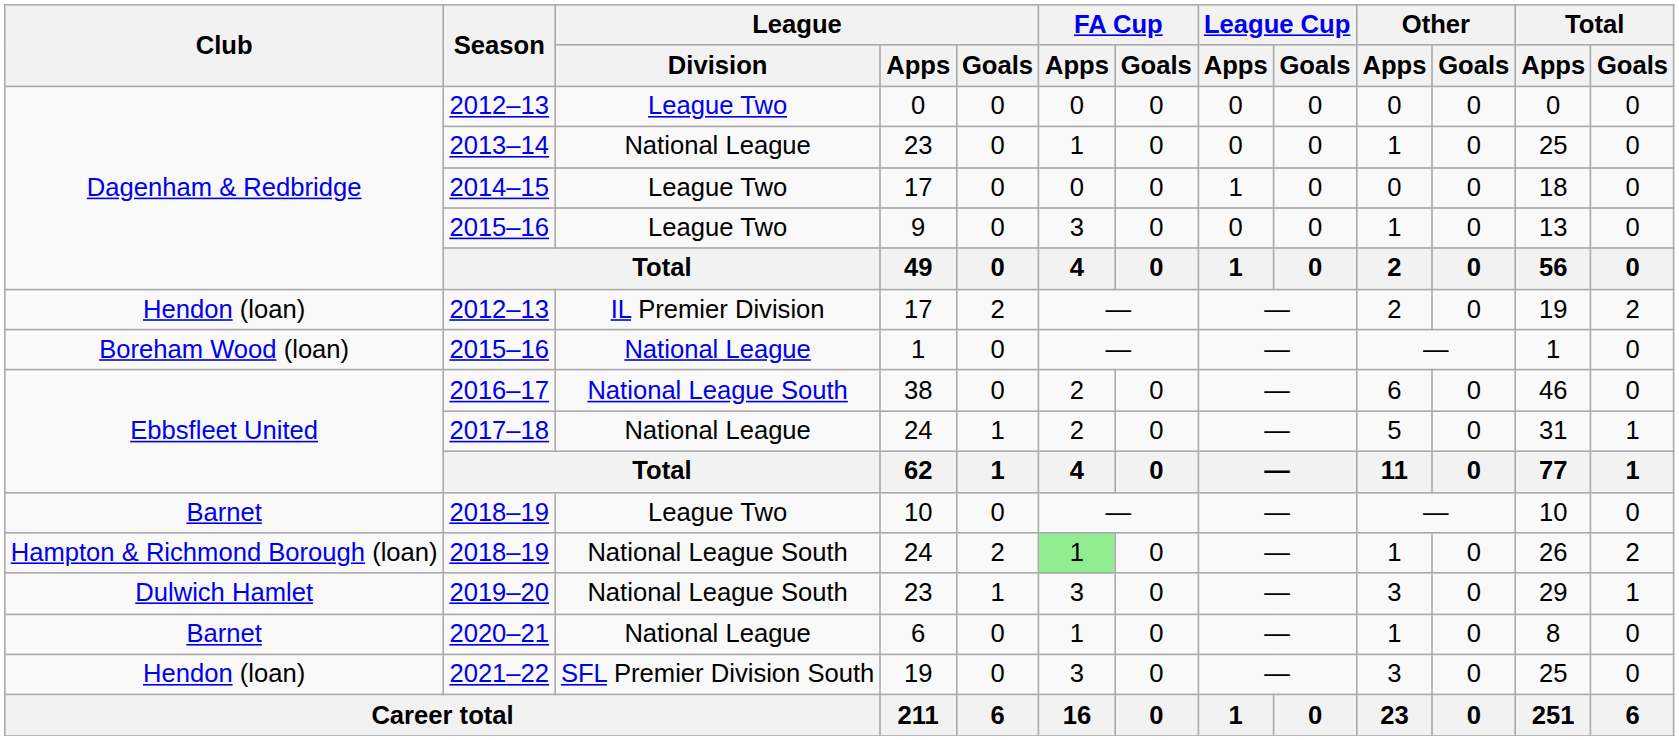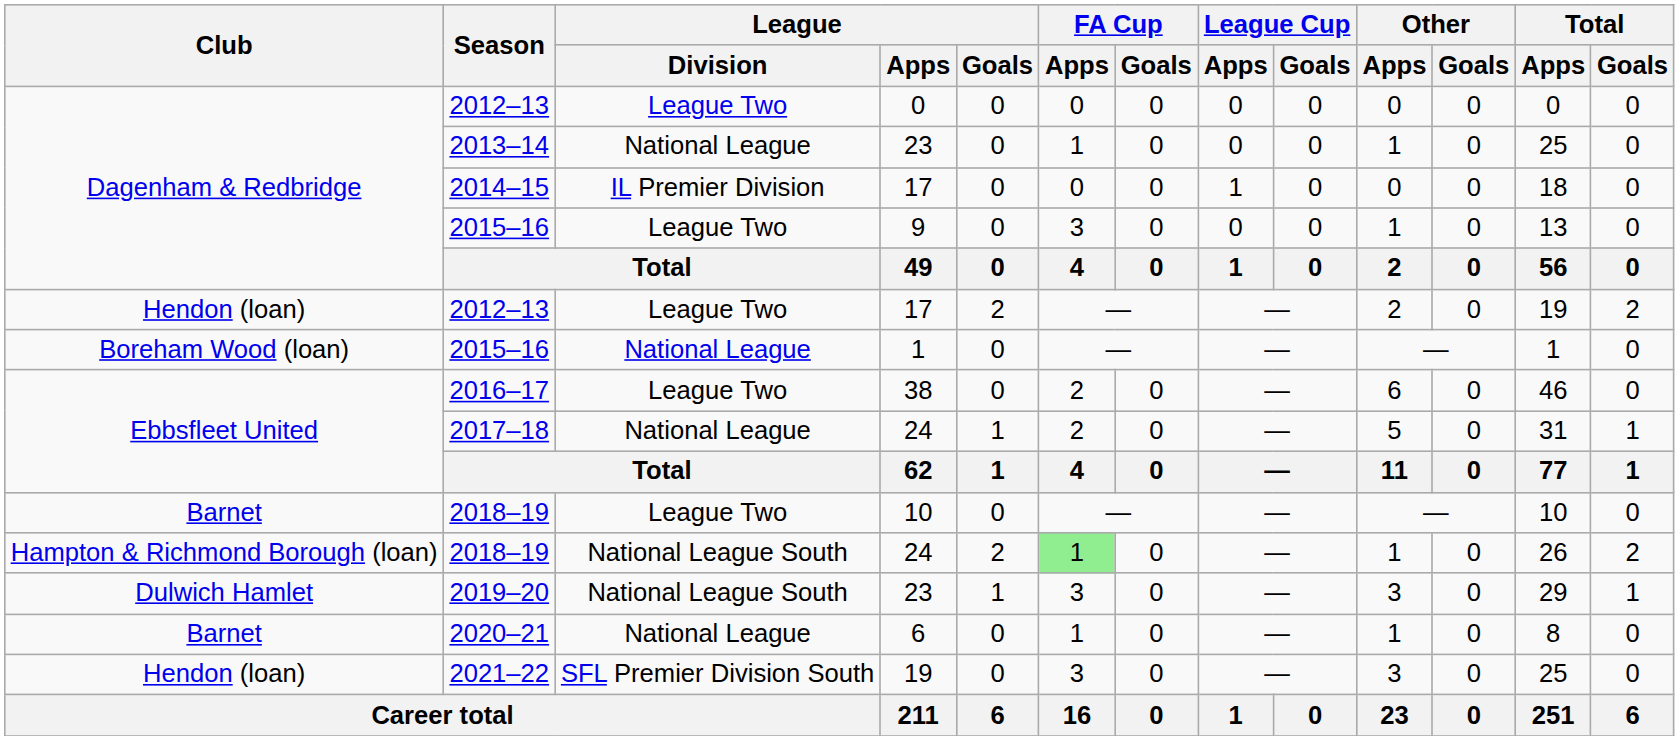(718, 187) League Two -> (718, 187) IL Premier Division
(718, 308) IL Premier Division -> (718, 308) League Two
(718, 390) National League South -> (718, 390) League Two
